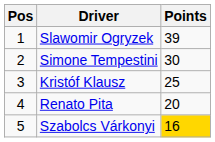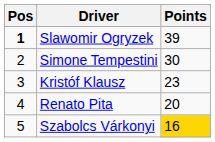(21, 38) normal -> (21, 38) bold
(172, 82) 25 -> (172, 82) 23
